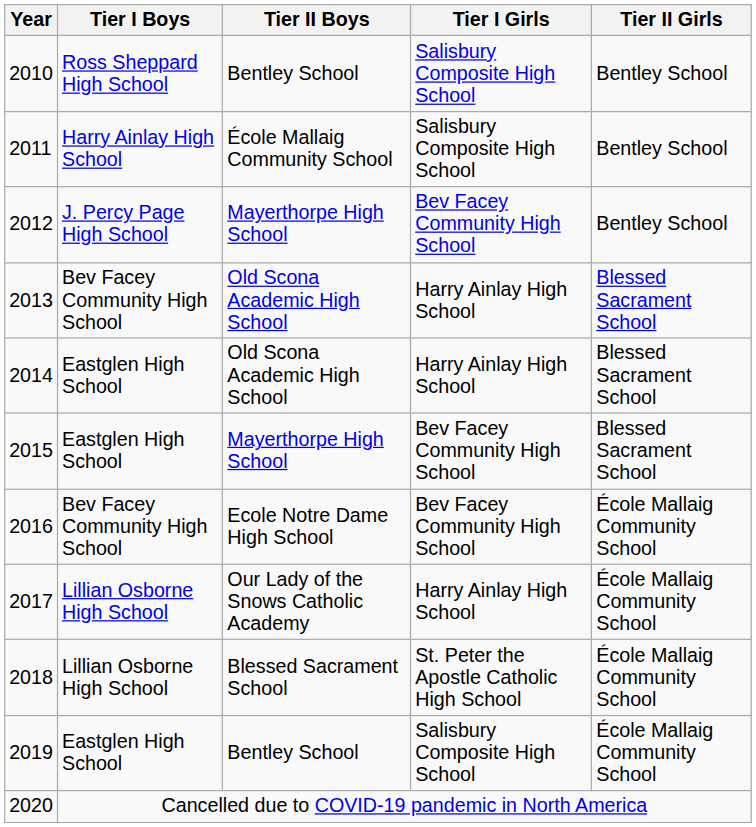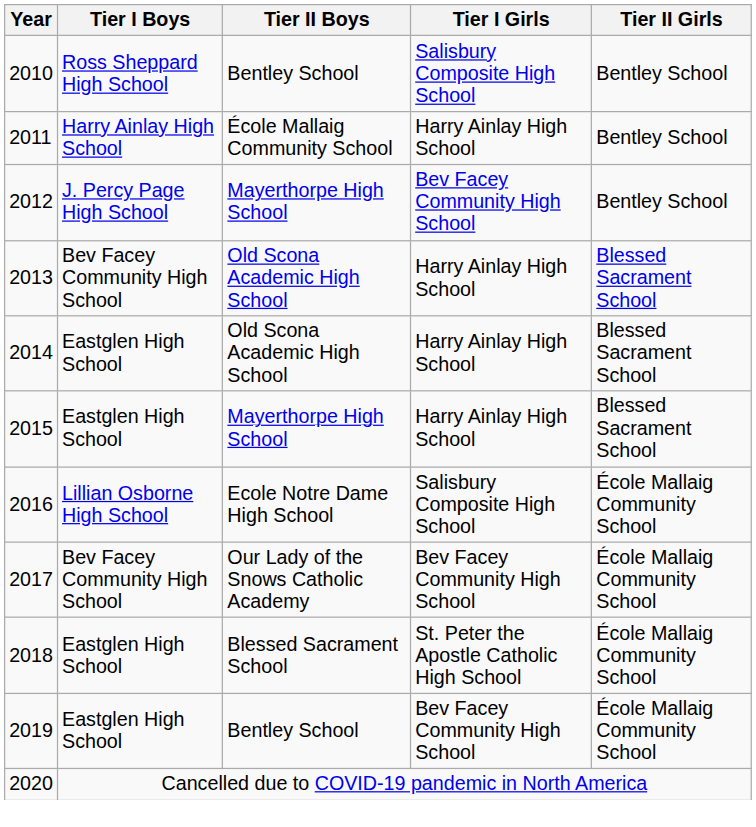(485, 148) Salisbury Composite High School -> (491, 137) Harry Ainlay High School
(488, 450) Bev Facey Community High School -> (491, 428) Harry Ainlay High School
(135, 526) Bev Facey Community High School -> (128, 504) Lillian Osborne High School
(488, 526) Bev Facey Community High School -> (485, 504) Salisbury Composite High School
(128, 601) Lillian Osborne High School -> (135, 579) Bev Facey Community High School
(491, 601) Harry Ainlay High School -> (488, 579) Bev Facey Community High School
(128, 677) Lillian Osborne High School -> (123, 655) Eastglen High School
(485, 752) Salisbury Composite High School -> (488, 730) Bev Facey Community High School
